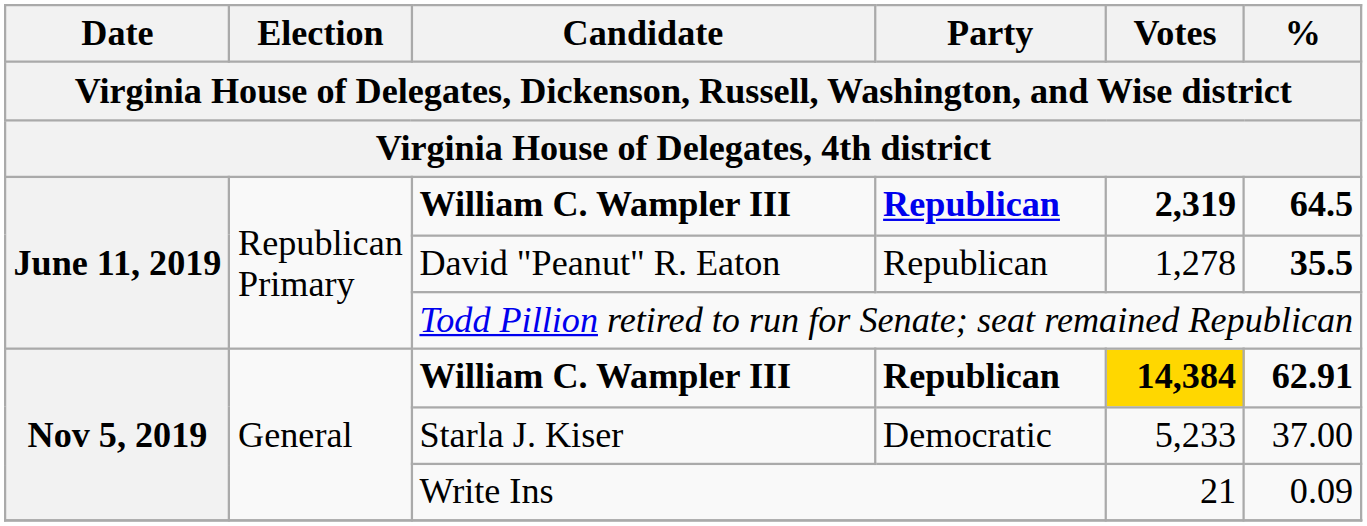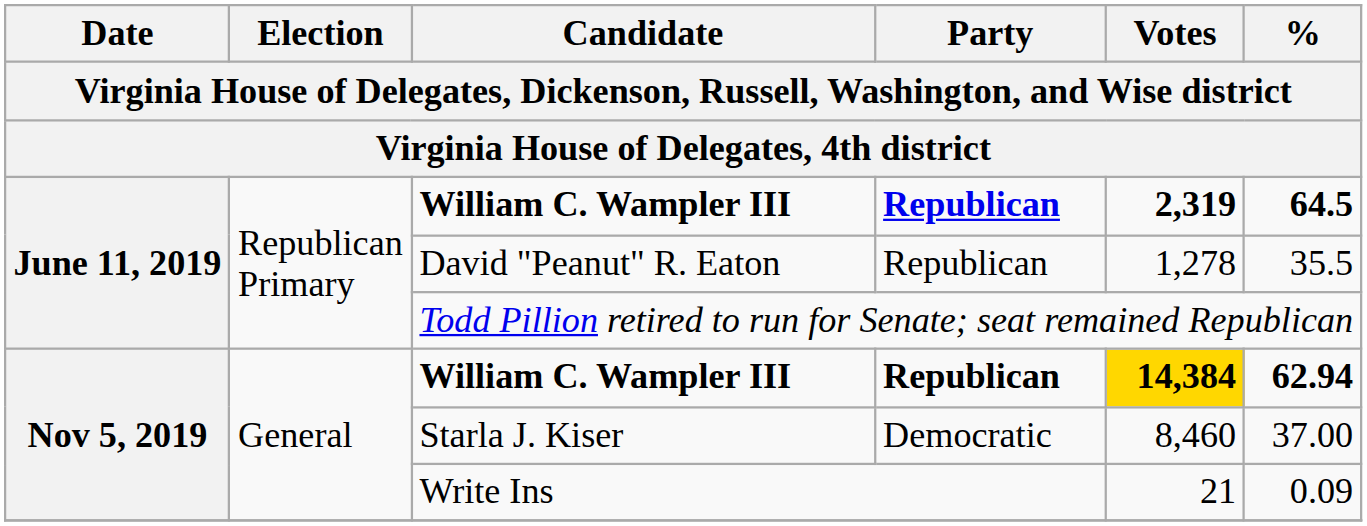(1322, 262) bold -> (1322, 262) normal
(1312, 377) 62.91 -> (1312, 377) 62.94
(1195, 434) 5,233 -> (1195, 434) 8,460
